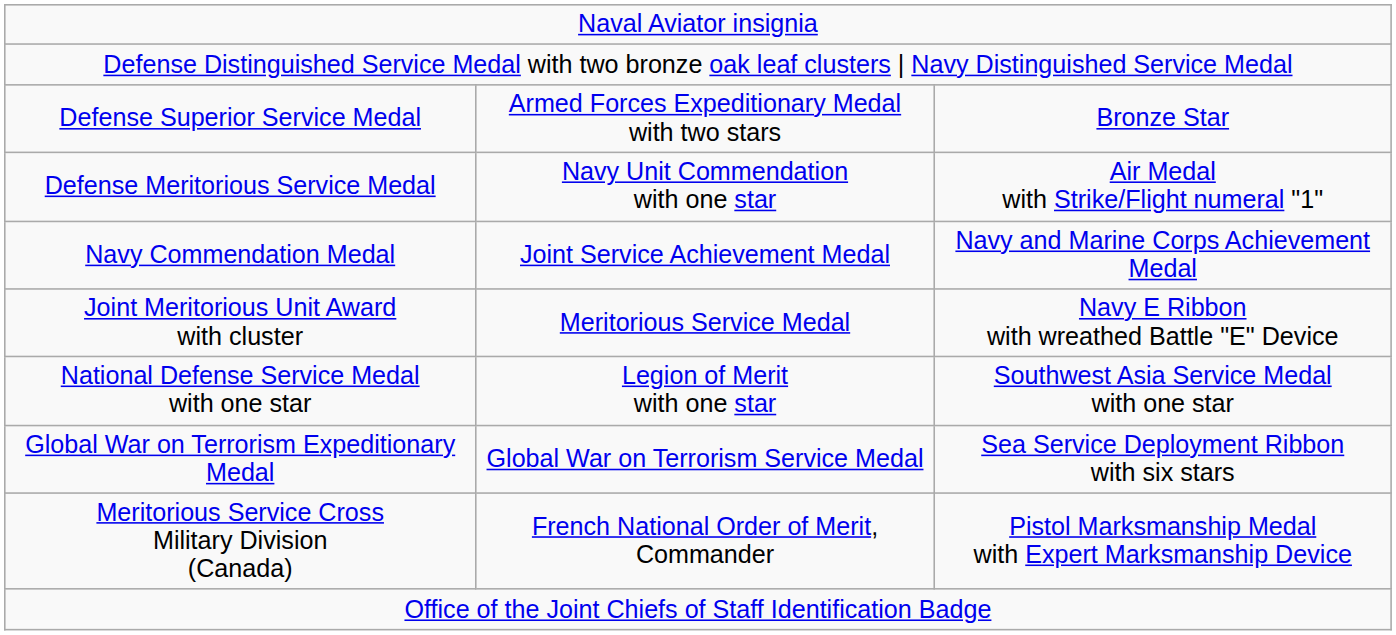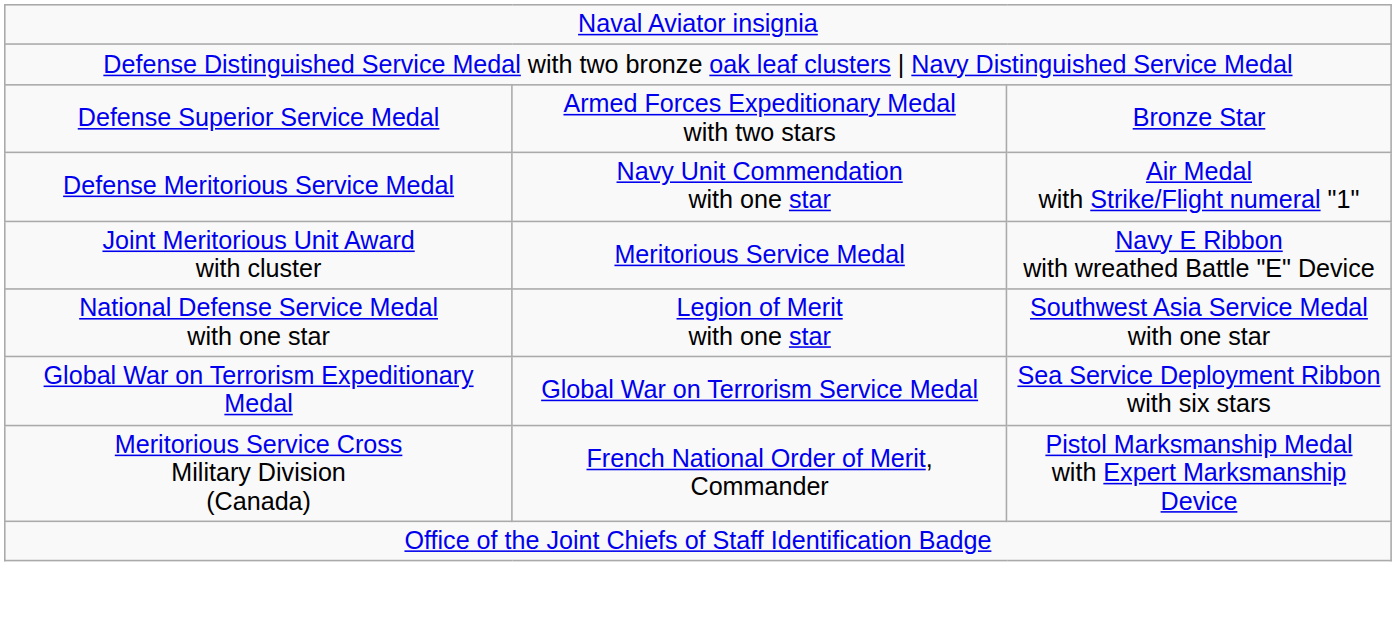- row: (240, 254)
